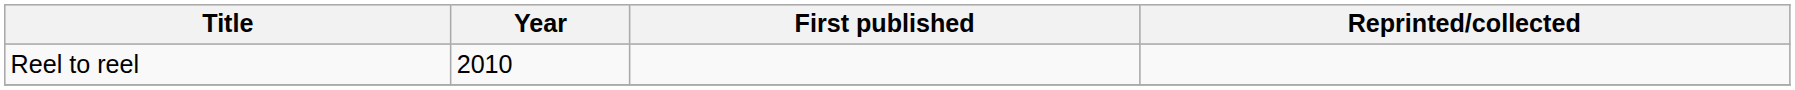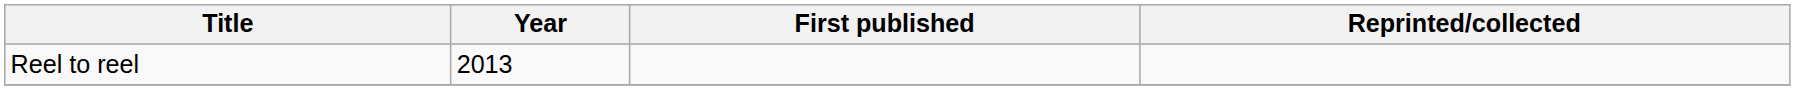(485, 64) 2010 -> (485, 64) 2013
